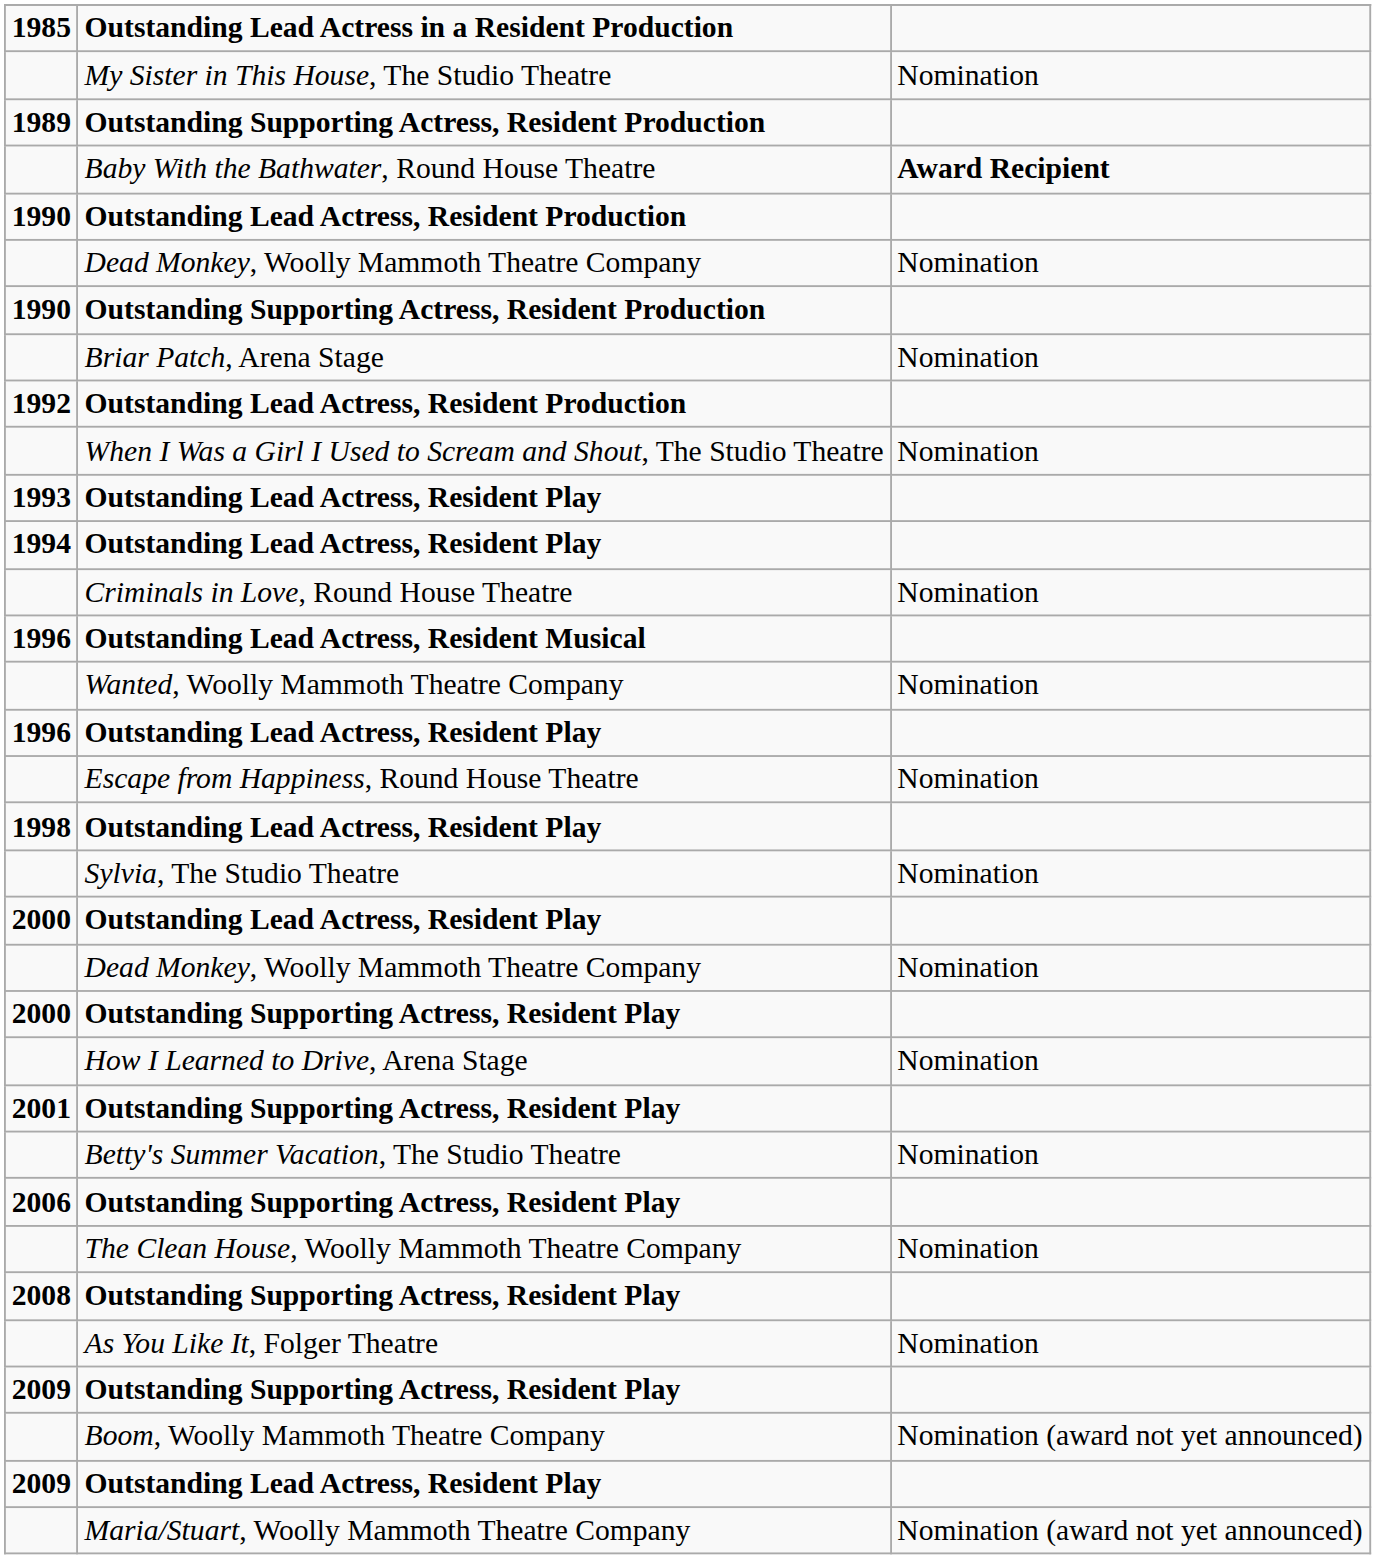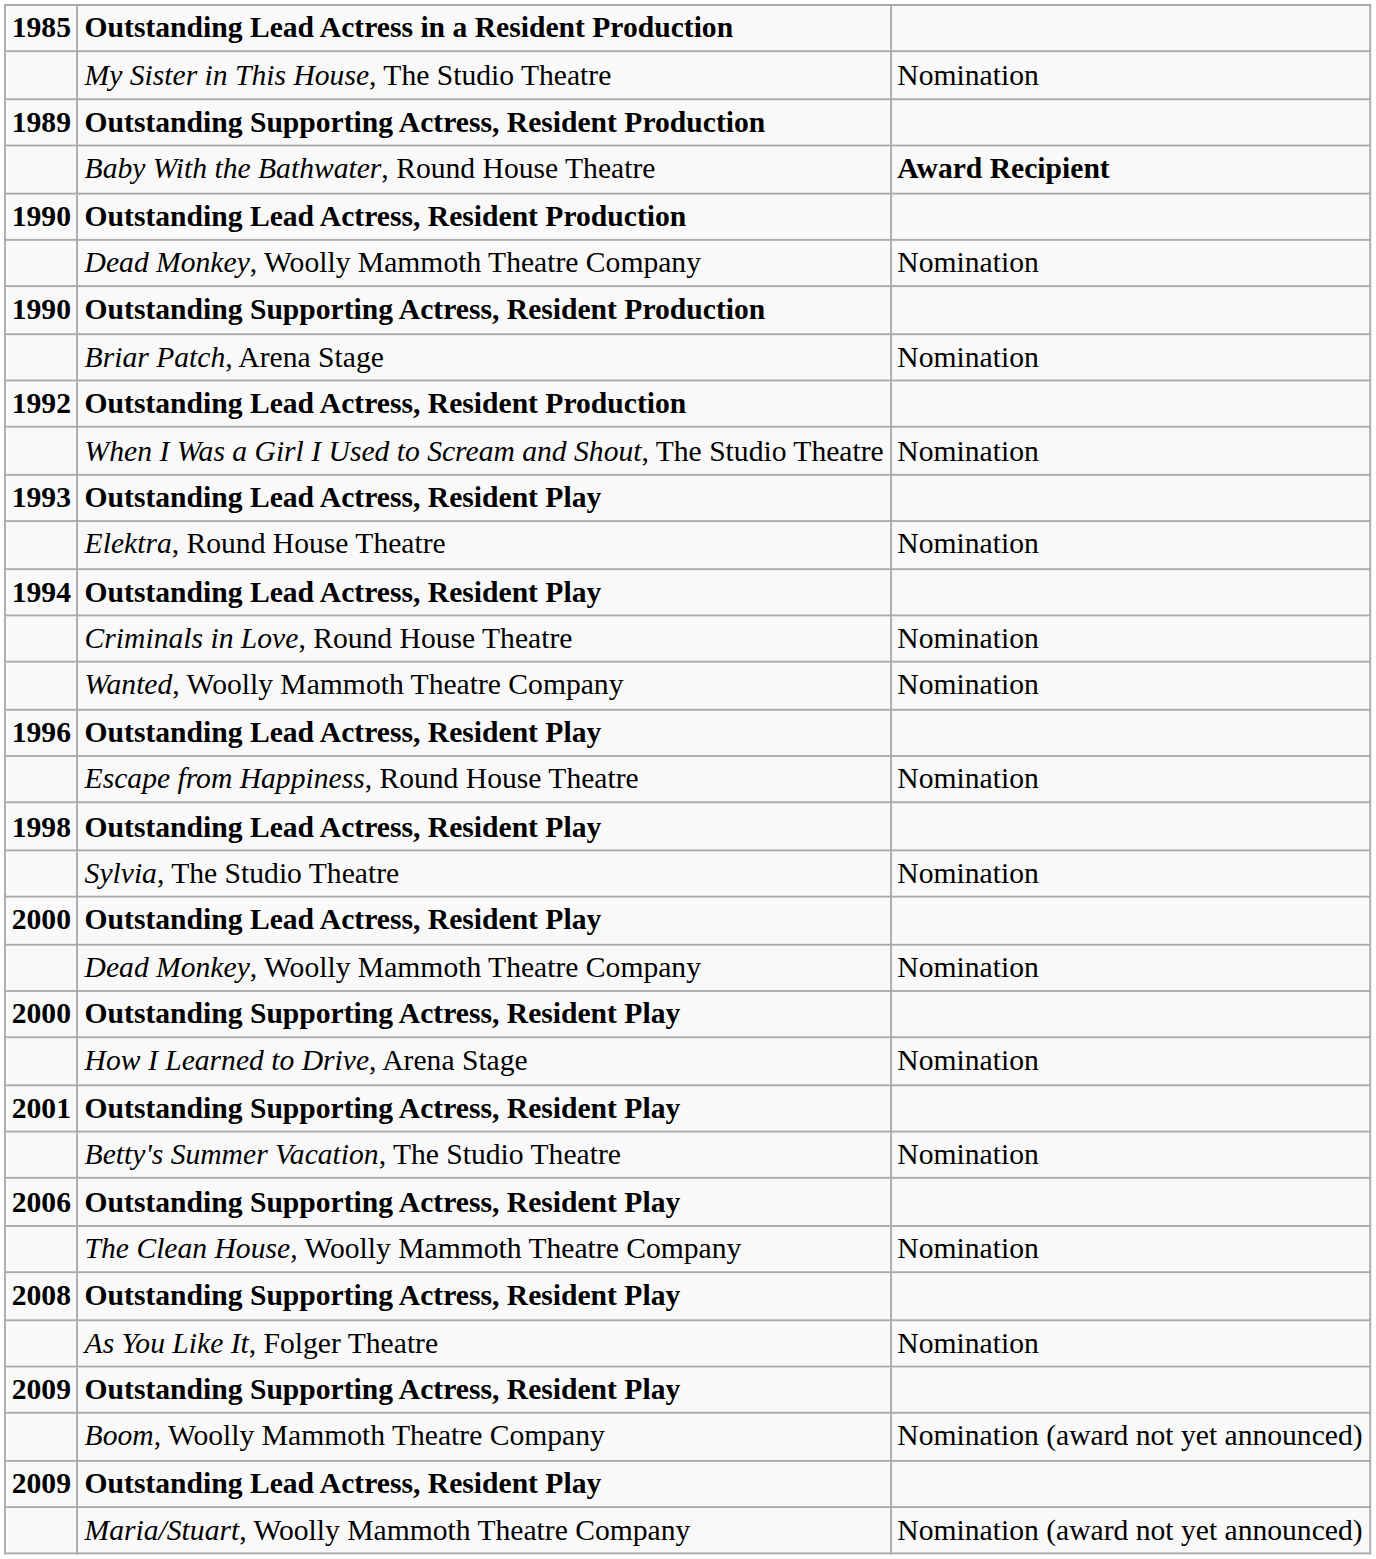+ row: (41, 545)
- row: (41, 638)
